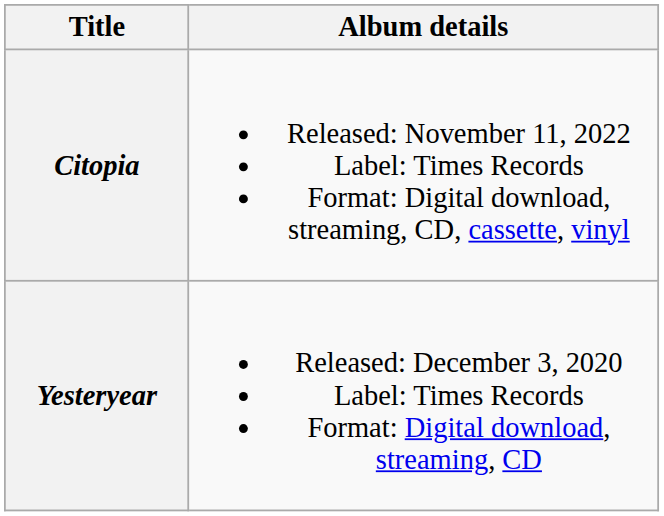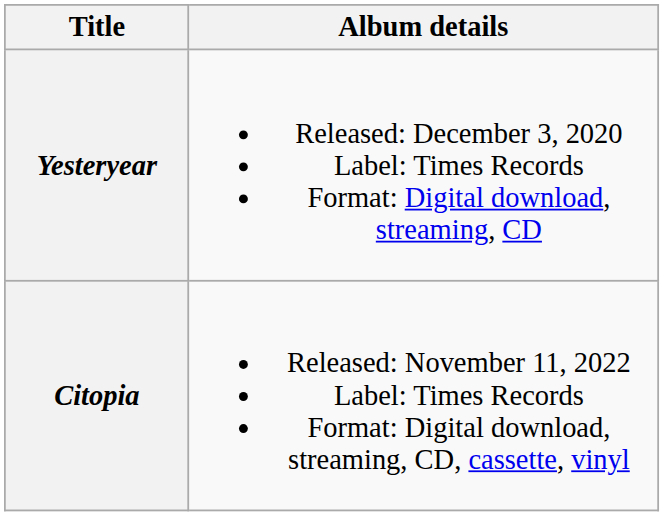rows swapped: (97, 395) <-> (97, 164)
